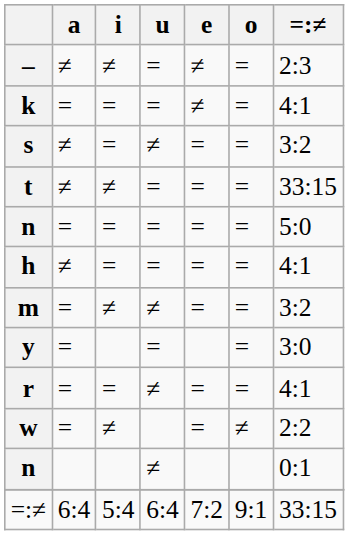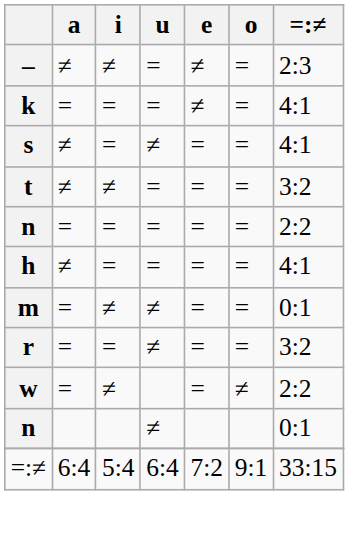(295, 145) 3:2 -> (295, 145) 4:1
(308, 186) 33:15 -> (295, 186) 3:2
(295, 226) 5:0 -> (295, 226) 2:2
(295, 307) 3:2 -> (295, 307) 0:1
- row: (28, 347)
(295, 387) 4:1 -> (295, 347) 3:2
